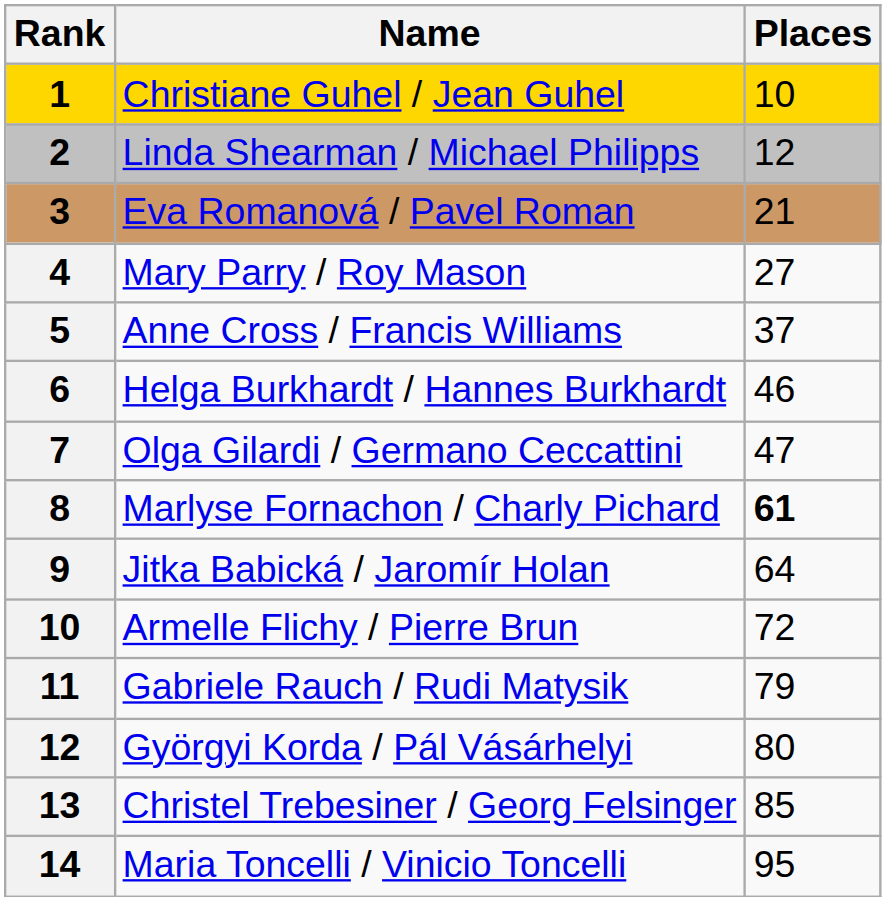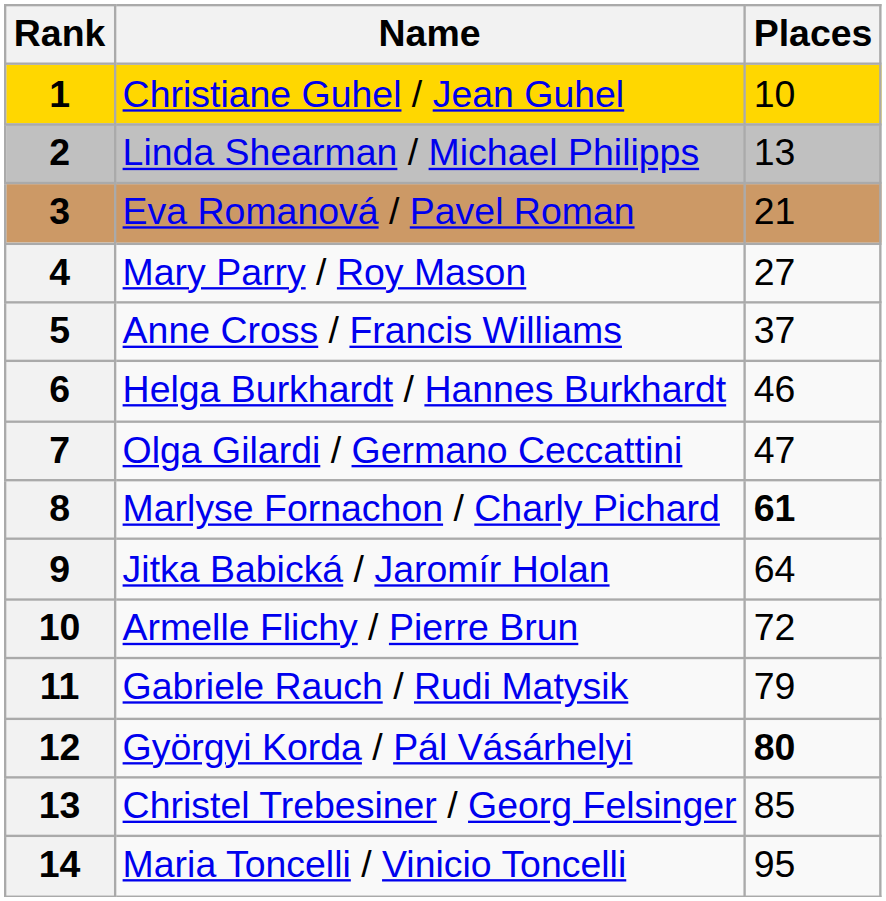(775, 152) 12 -> (775, 152) 13
(775, 746) normal -> (775, 746) bold
